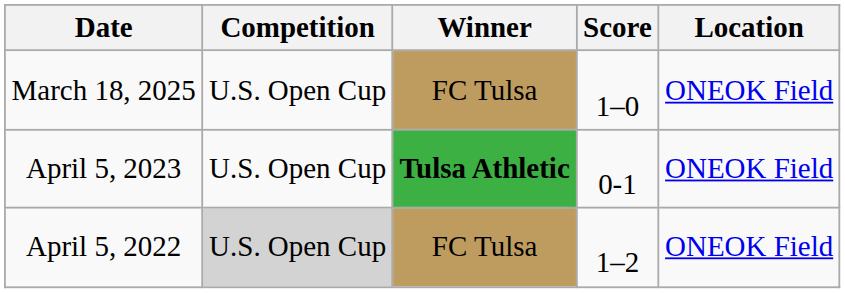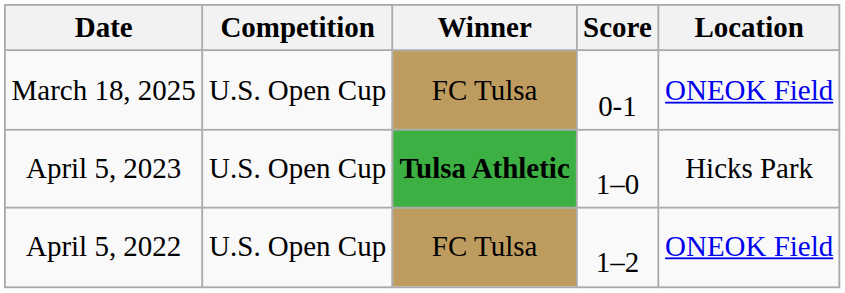(617, 105) 1–0 -> (617, 105) 0-1
(617, 184) 0-1 -> (617, 184) 1–0
(749, 168) ONEOK Field -> (749, 168) Hicks Park
(298, 246) lightgrey background -> (298, 246) no background
